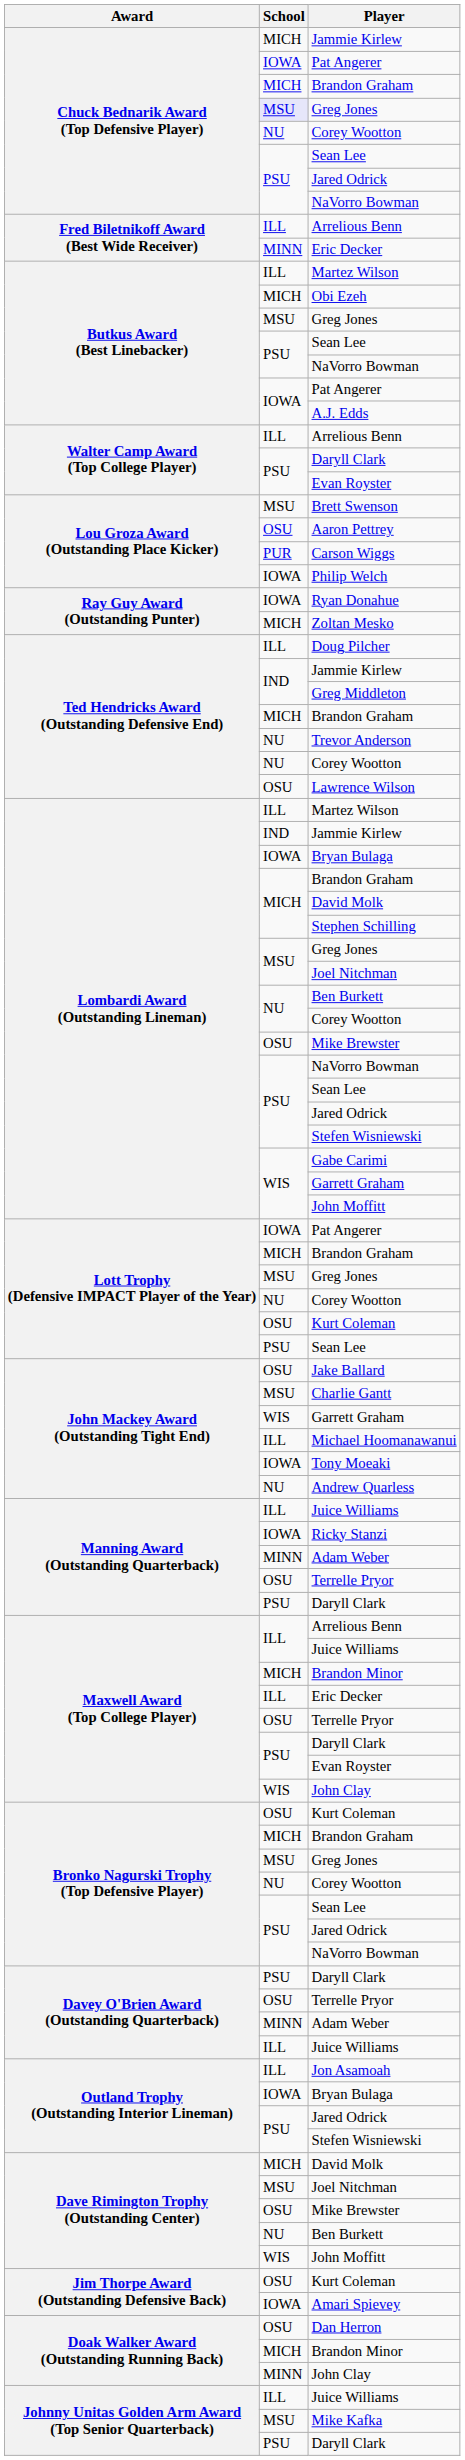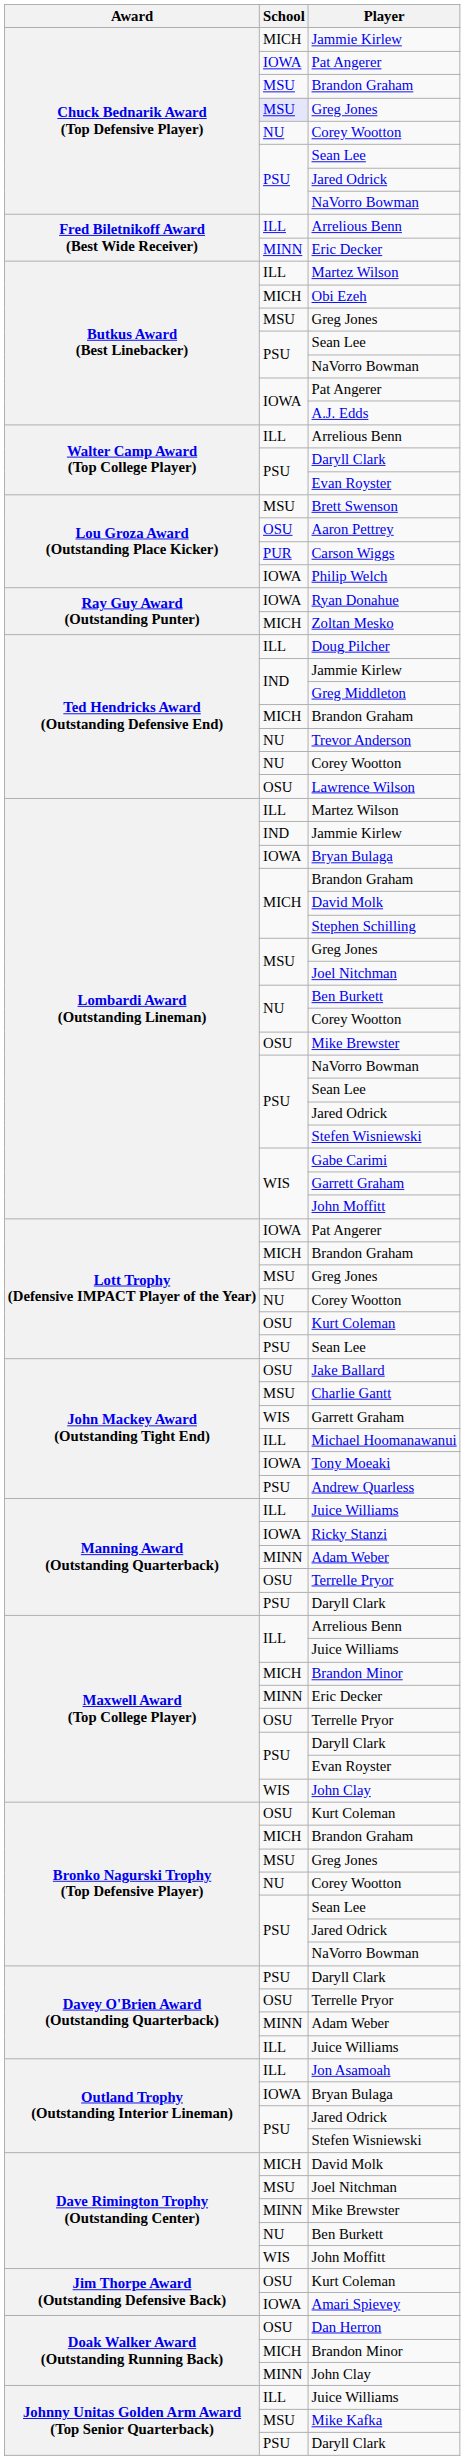(282, 86) MICH -> (279, 86) MSU
(274, 1486) NU -> (277, 1486) PSU
(274, 1697) ILL -> (283, 1697) MINN
(278, 2210) OSU -> (283, 2210) MINN
